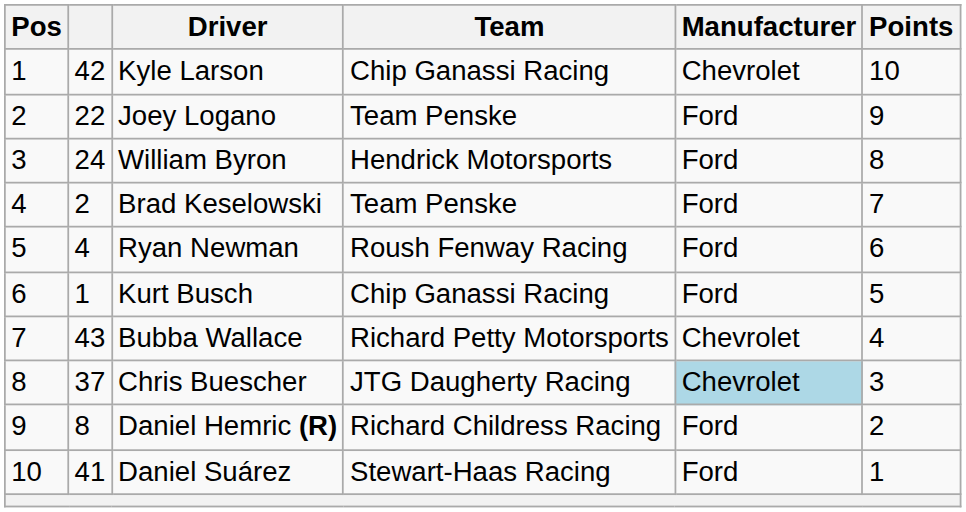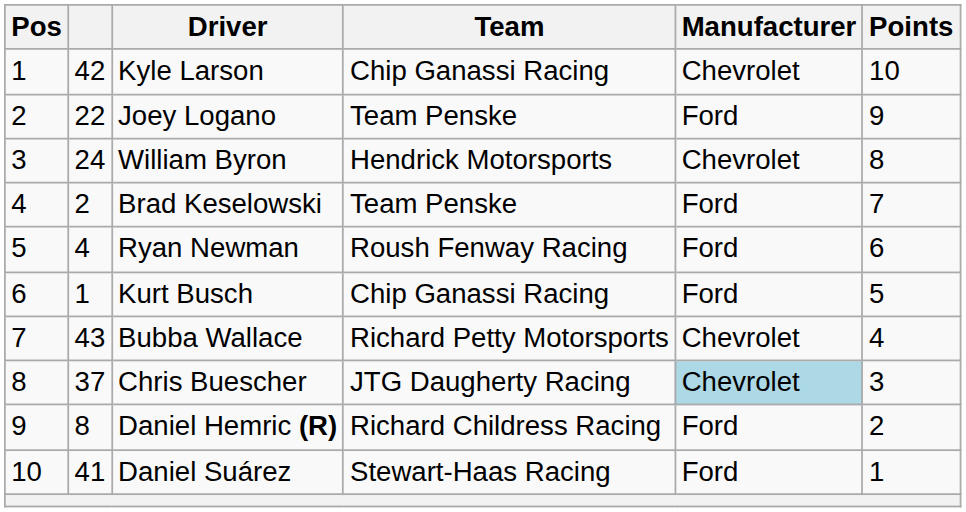(710, 159) Ford -> (741, 159) Chevrolet
